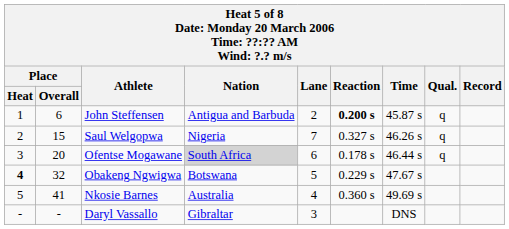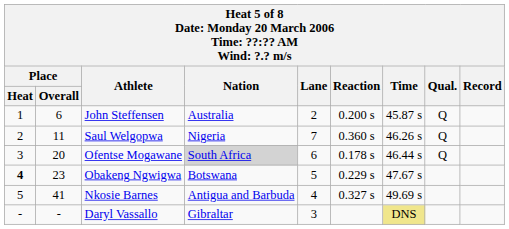(241, 115) Antigua and Barbuda -> (211, 115) Australia
(357, 115) bold -> (357, 115) normal
(442, 115) q -> (442, 115) Q
(59, 135) 15 -> (59, 135) 11
(357, 135) 0.327 s -> (357, 135) 0.360 s
(442, 135) q -> (442, 135) Q
(442, 155) q -> (442, 155) Q
(59, 175) 32 -> (59, 175) 23
(211, 195) Australia -> (241, 195) Antigua and Barbuda
(357, 195) 0.360 s -> (357, 195) 0.327 s
(404, 214) no background -> (404, 214) khaki background
